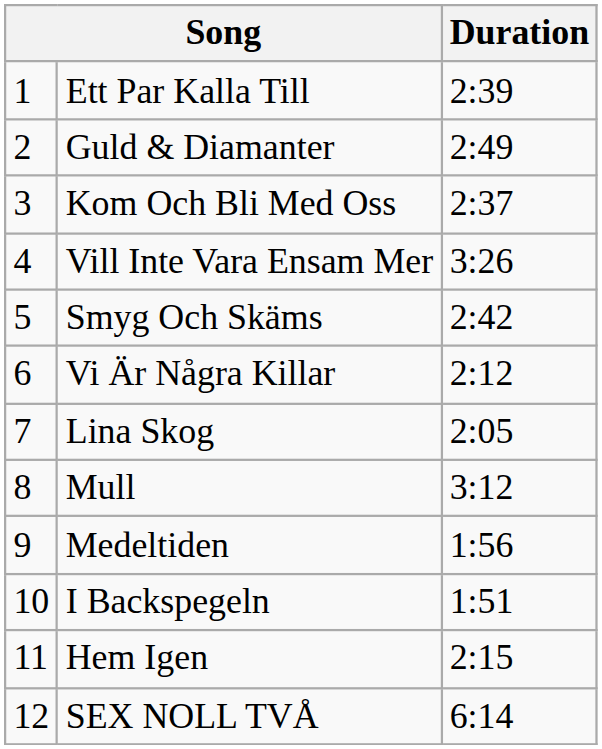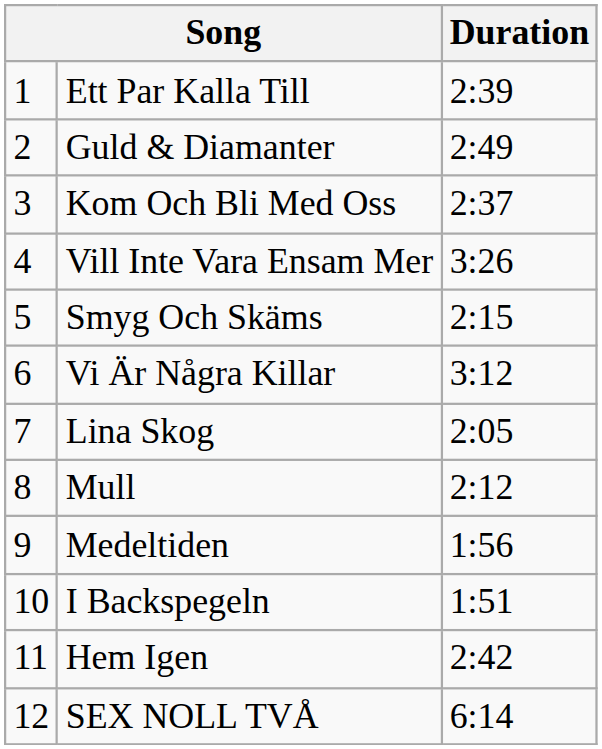(482, 317) 2:42 -> (482, 317) 2:15
(482, 373) 2:12 -> (482, 373) 3:12
(482, 487) 3:12 -> (482, 487) 2:12
(482, 658) 2:15 -> (482, 658) 2:42
